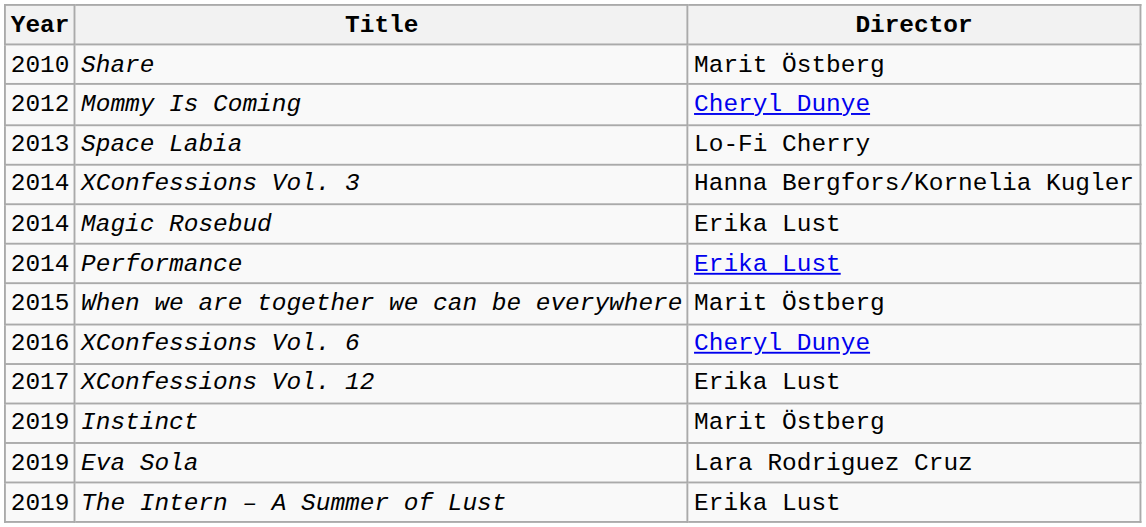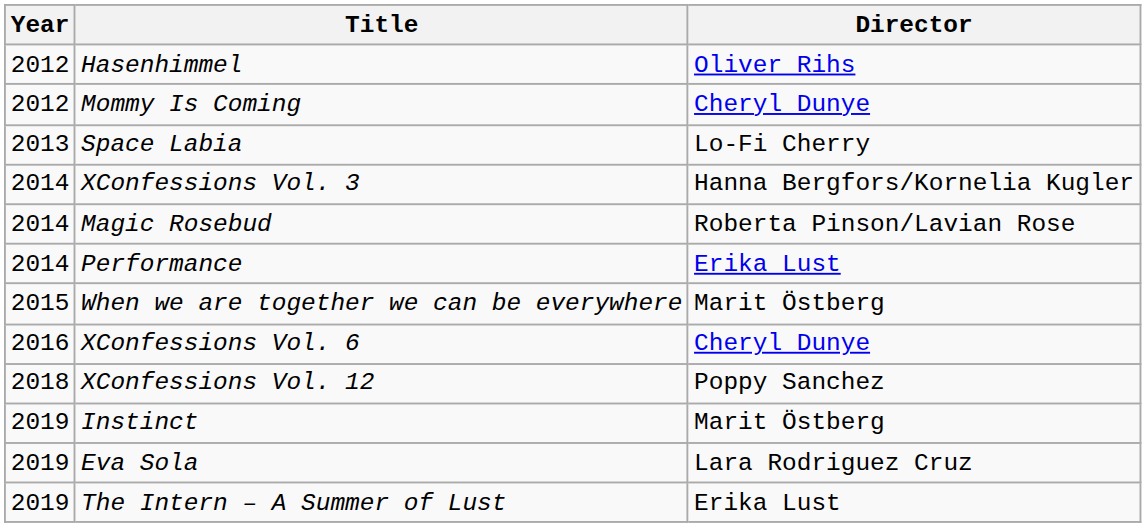- row: (118, 65)
+ row: (162, 65)
(767, 224) Erika Lust -> (885, 224) Roberta Pinson/Lavian Rose
(40, 383) 2017 -> (40, 383) 2018
(767, 383) Erika Lust -> (789, 383) Poppy Sanchez
